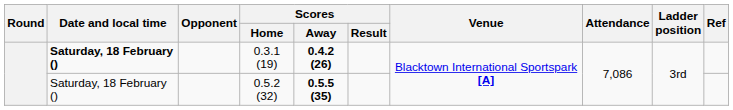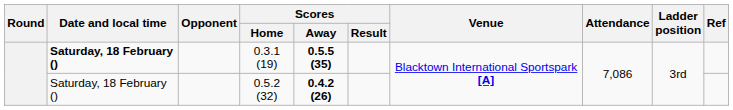(321, 58) 0.4.2 (26) -> (321, 58) 0.5.5 (35)
(321, 90) 0.5.5 (35) -> (321, 90) 0.4.2 (26)
